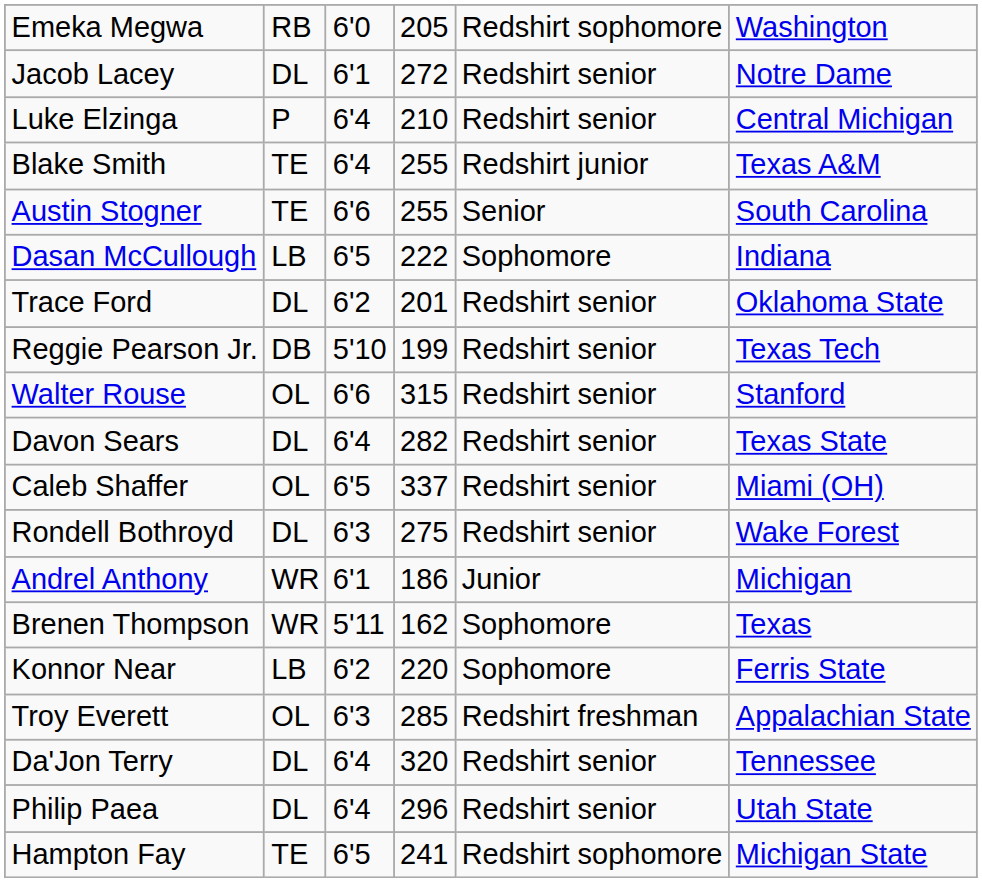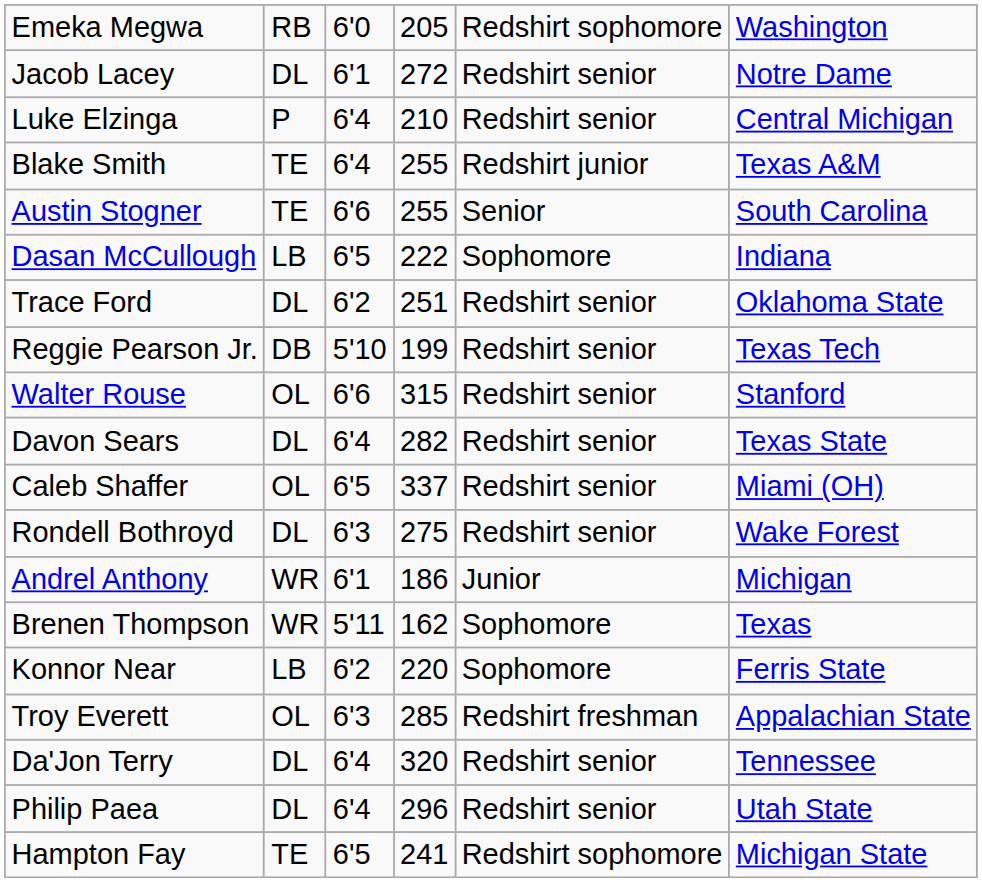(424, 303) 201 -> (424, 303) 251
